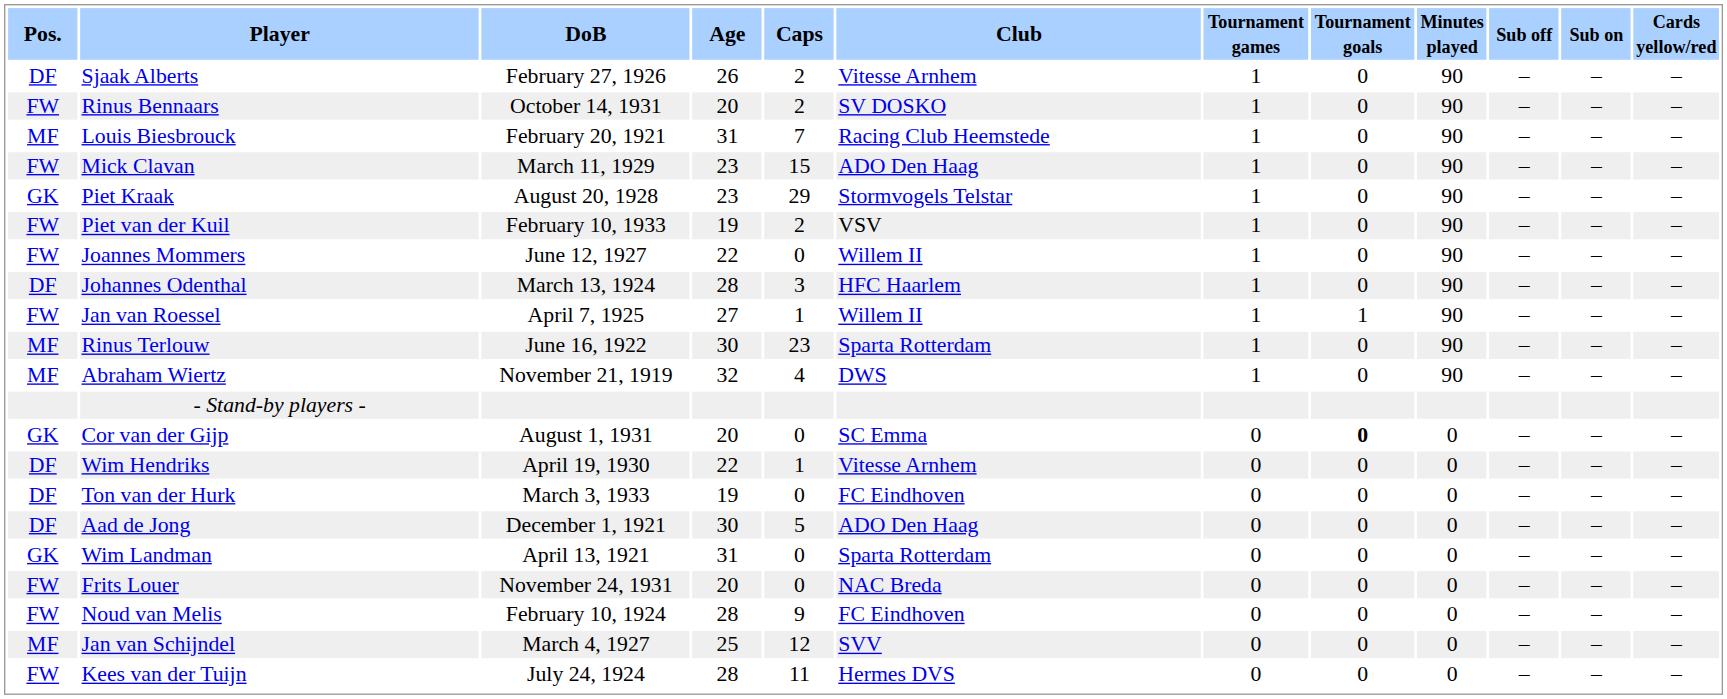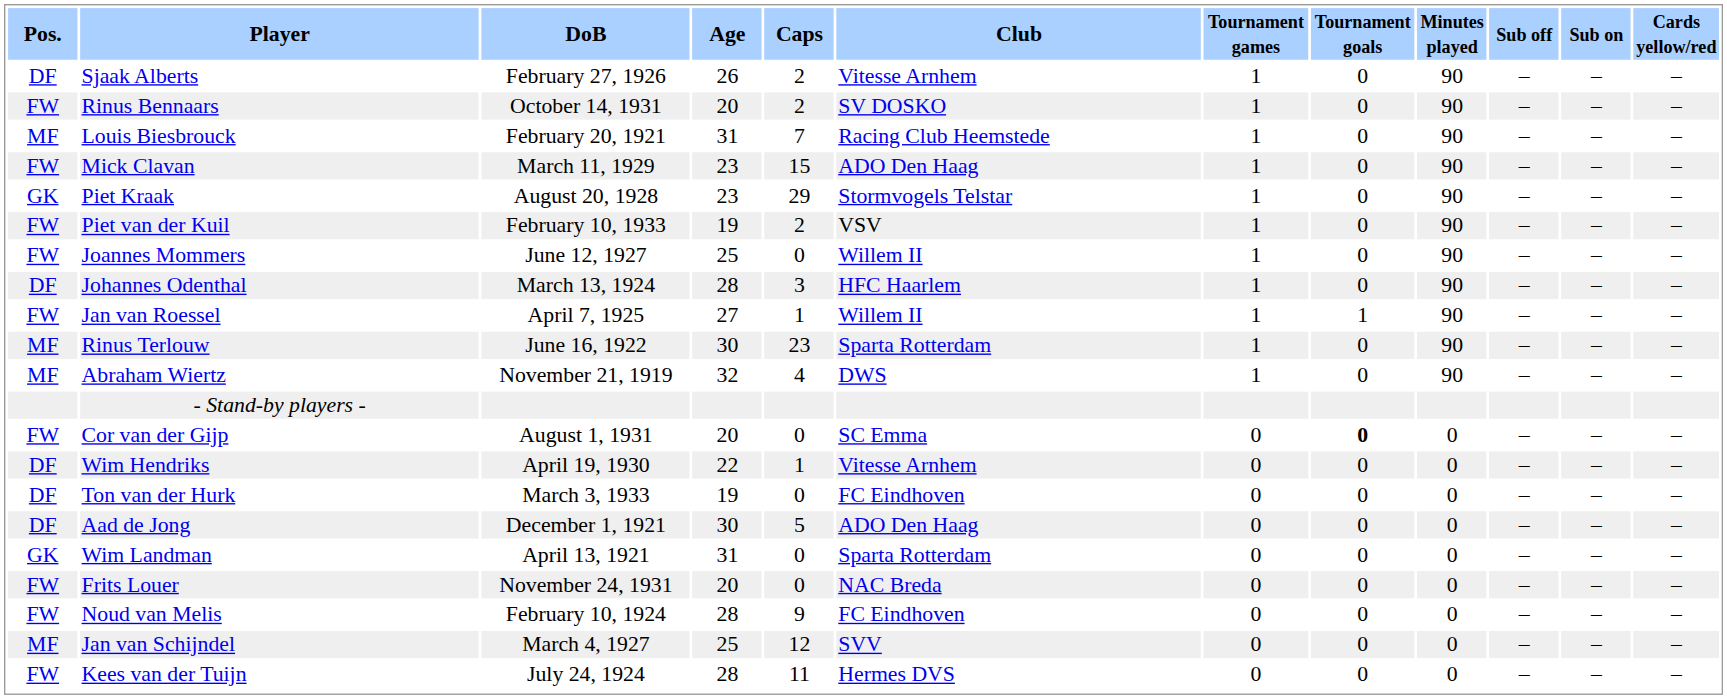(727, 255) 22 -> (727, 255) 25
(43, 434) GK -> (43, 434) FW
